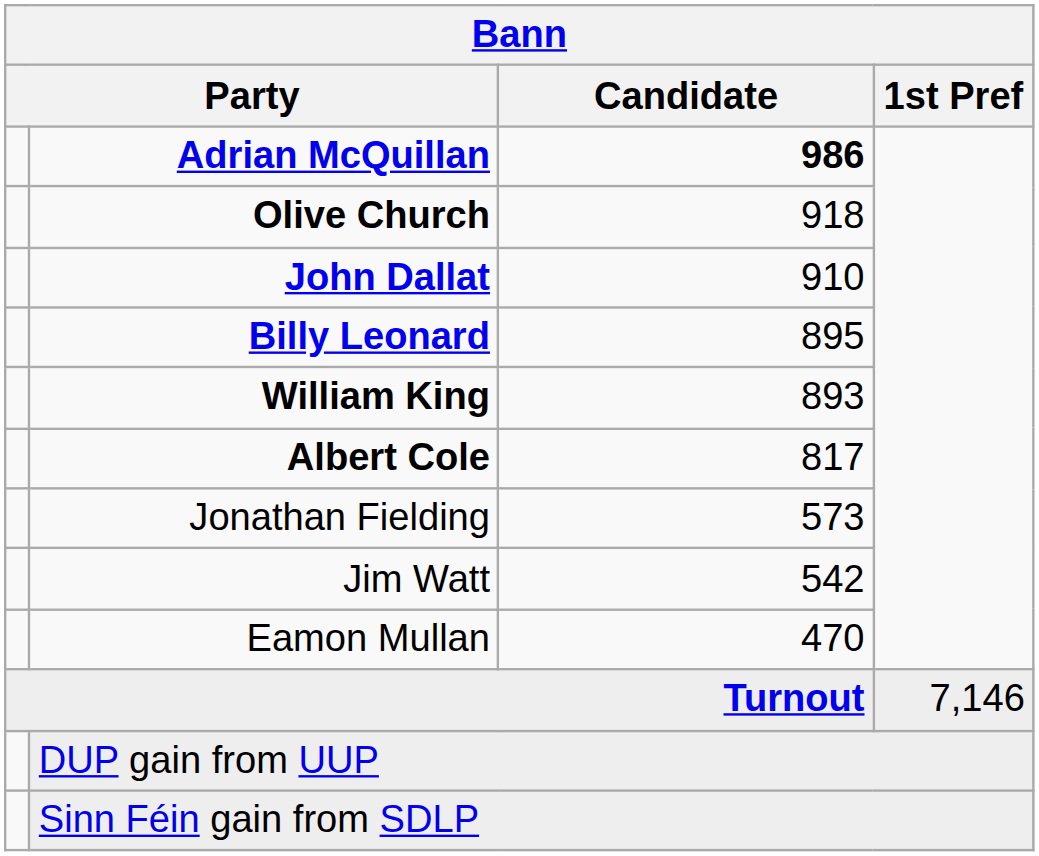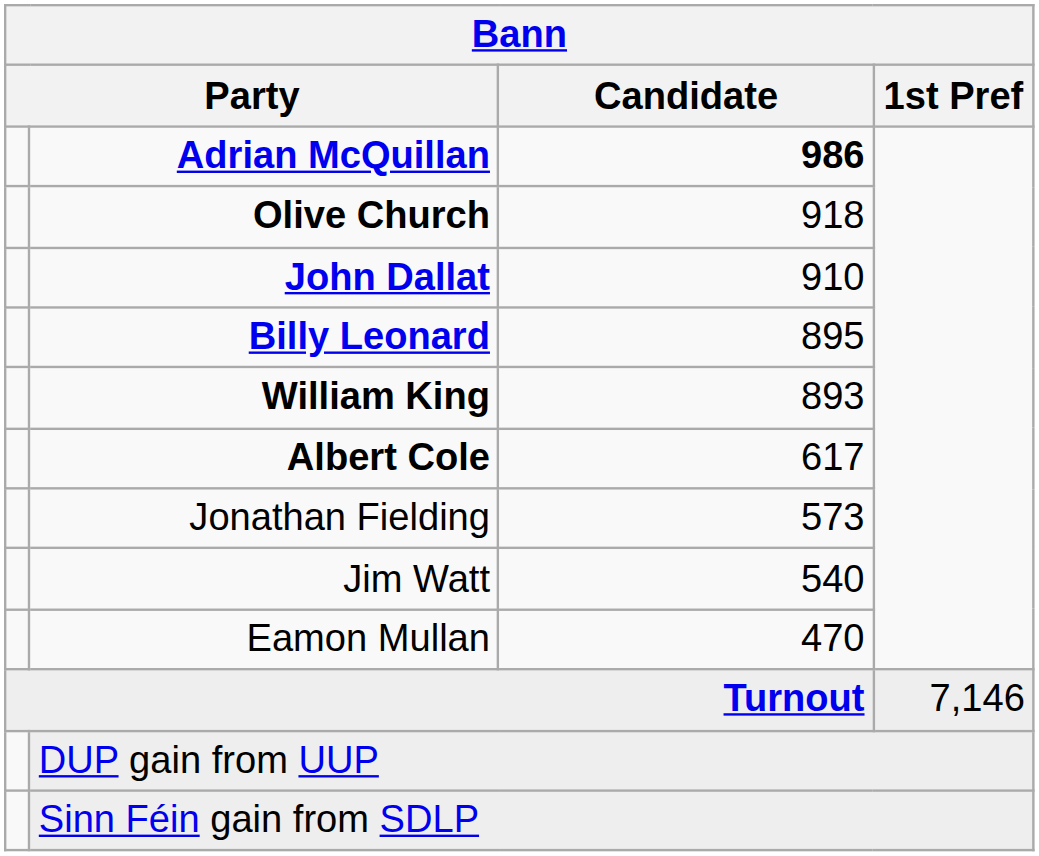(833, 457) 817 -> (833, 457) 617
(833, 578) 542 -> (833, 578) 540
